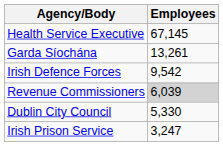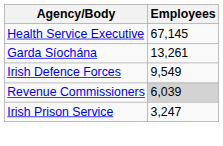(166, 72) 9,542 -> (166, 72) 9,549
- row: (59, 111)
